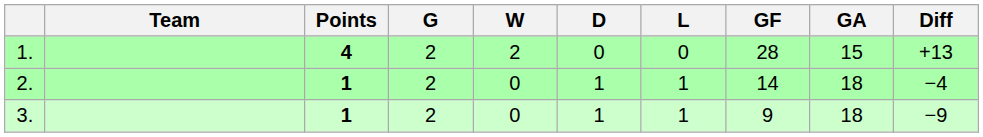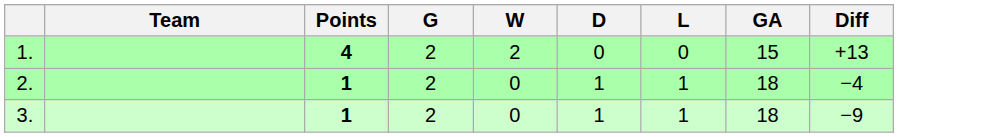- column: (768, 20)
